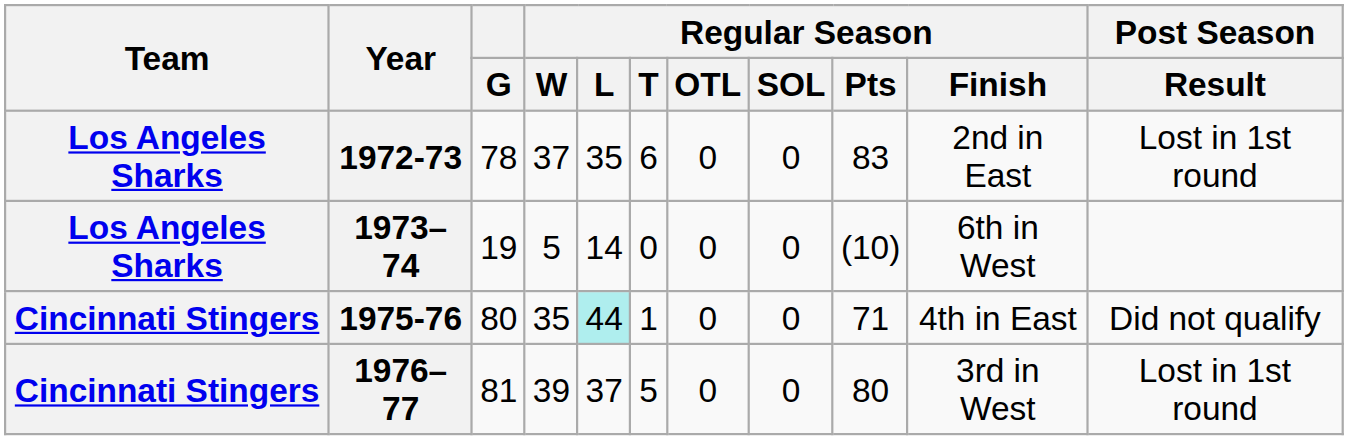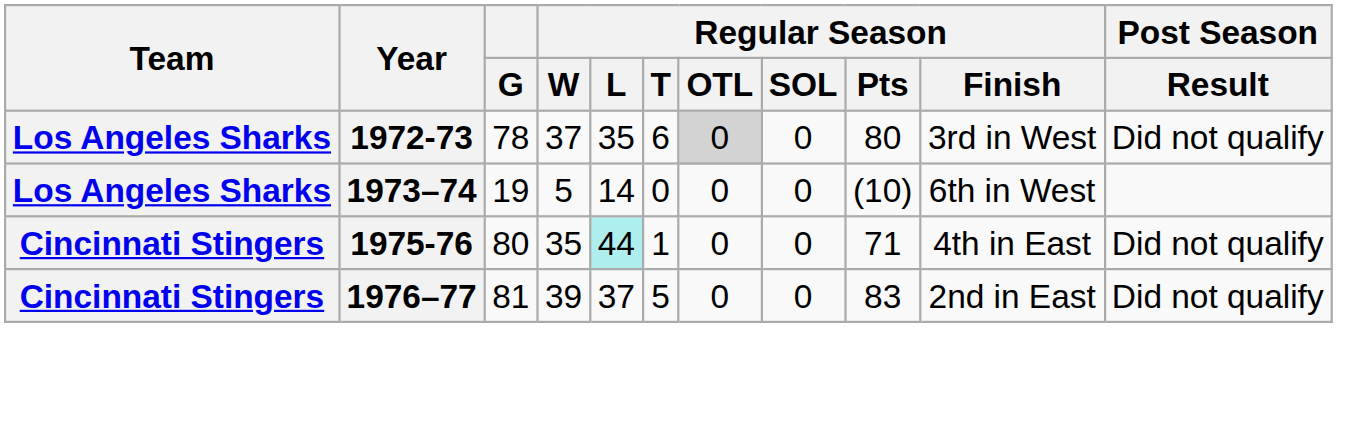(708, 156) no background -> (720, 138) lightgrey background
(871, 156) 83 -> (883, 138) 80
(998, 156) 2nd in East -> (1012, 138) 3rd in West
(1215, 156) Lost in 1st round -> (1218, 138) Did not qualify
(871, 390) 80 -> (883, 296) 83
(998, 390) 3rd in West -> (1012, 296) 2nd in East
(1215, 390) Lost in 1st round -> (1218, 296) Did not qualify
